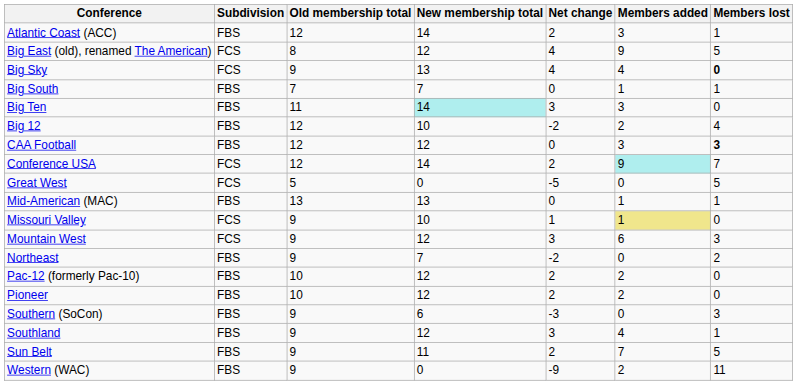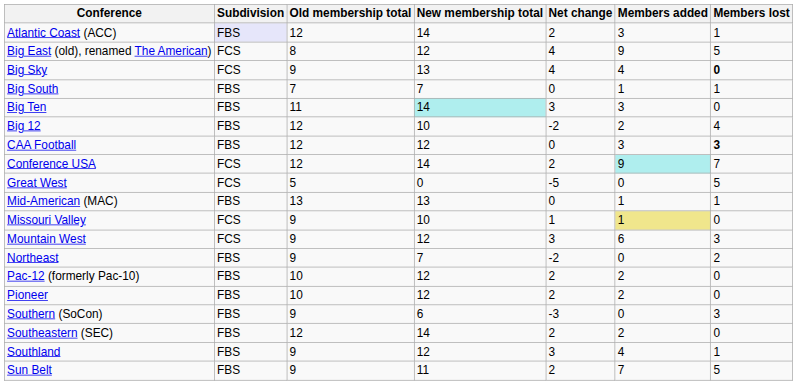(229, 32) no background -> (229, 32) lavender background
+ row: (60, 333)
- row: (48, 370)
